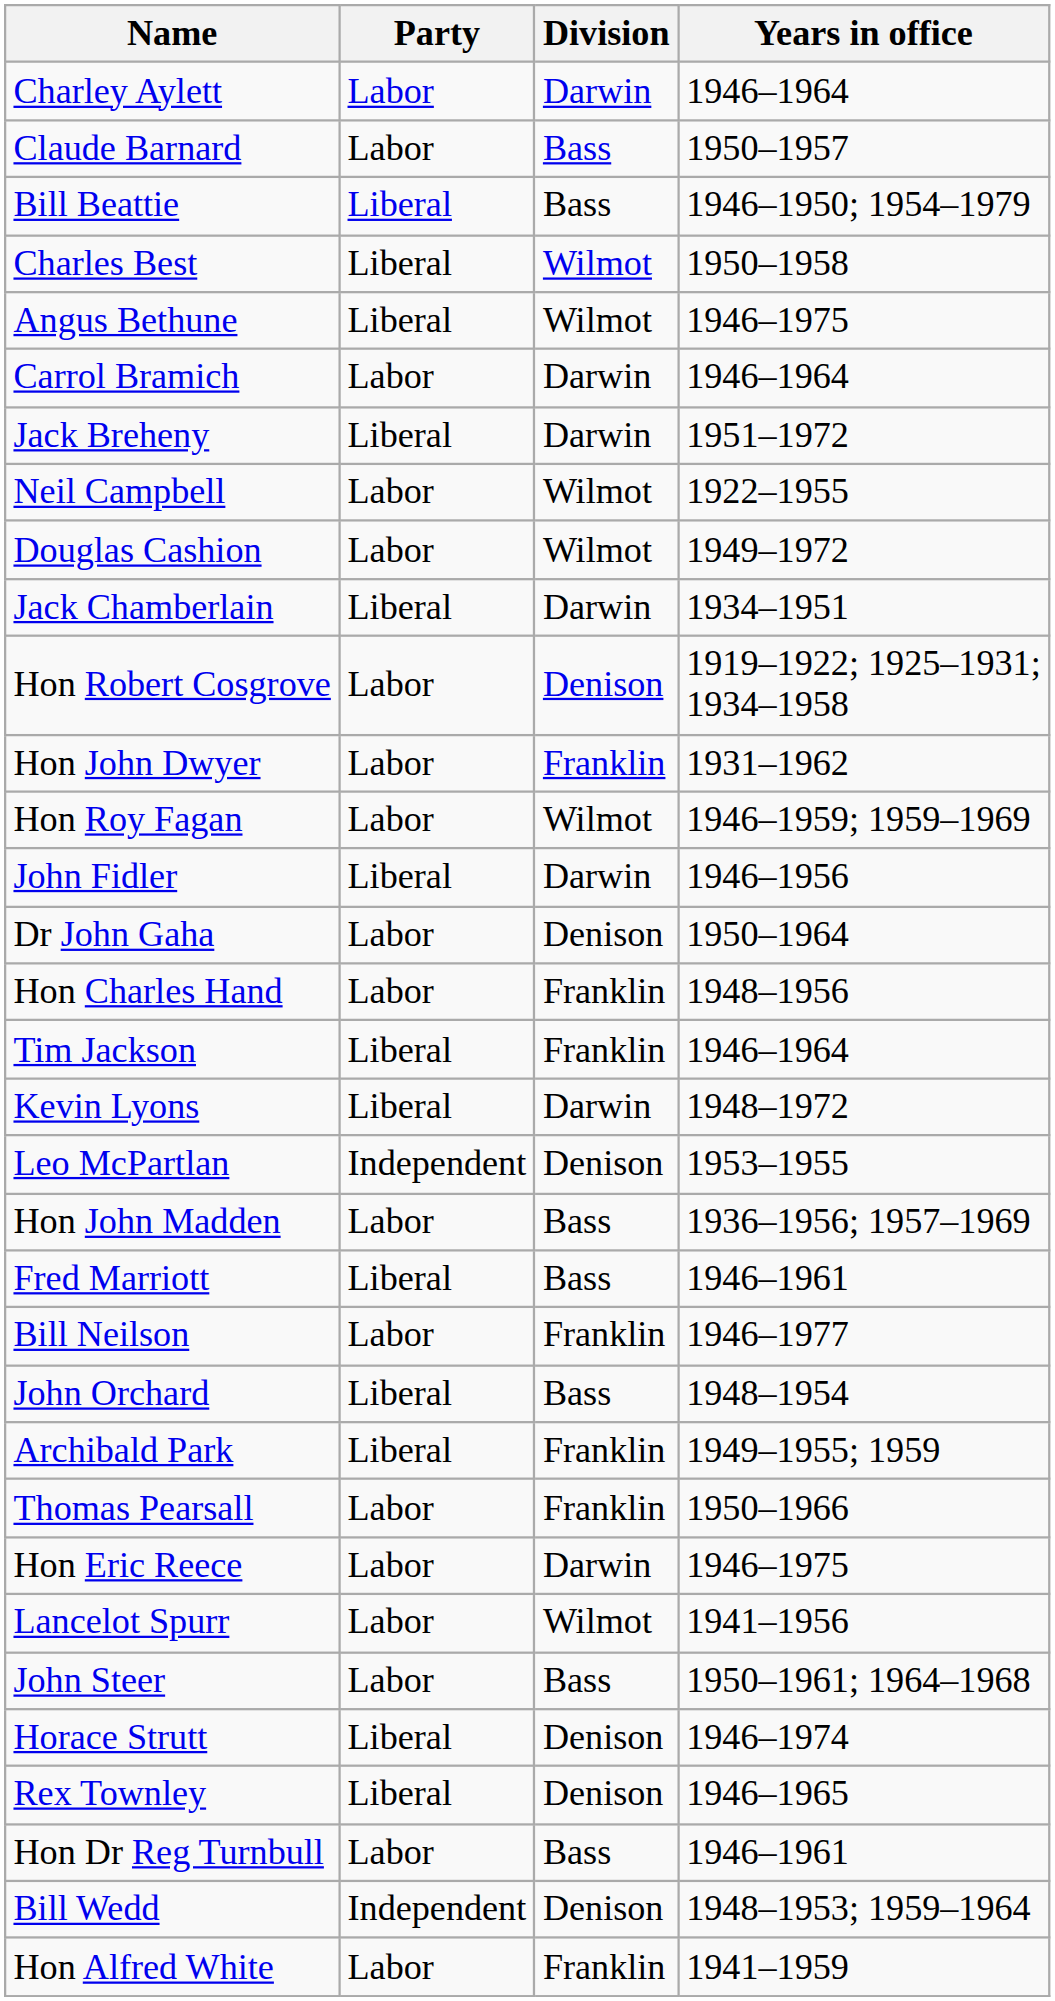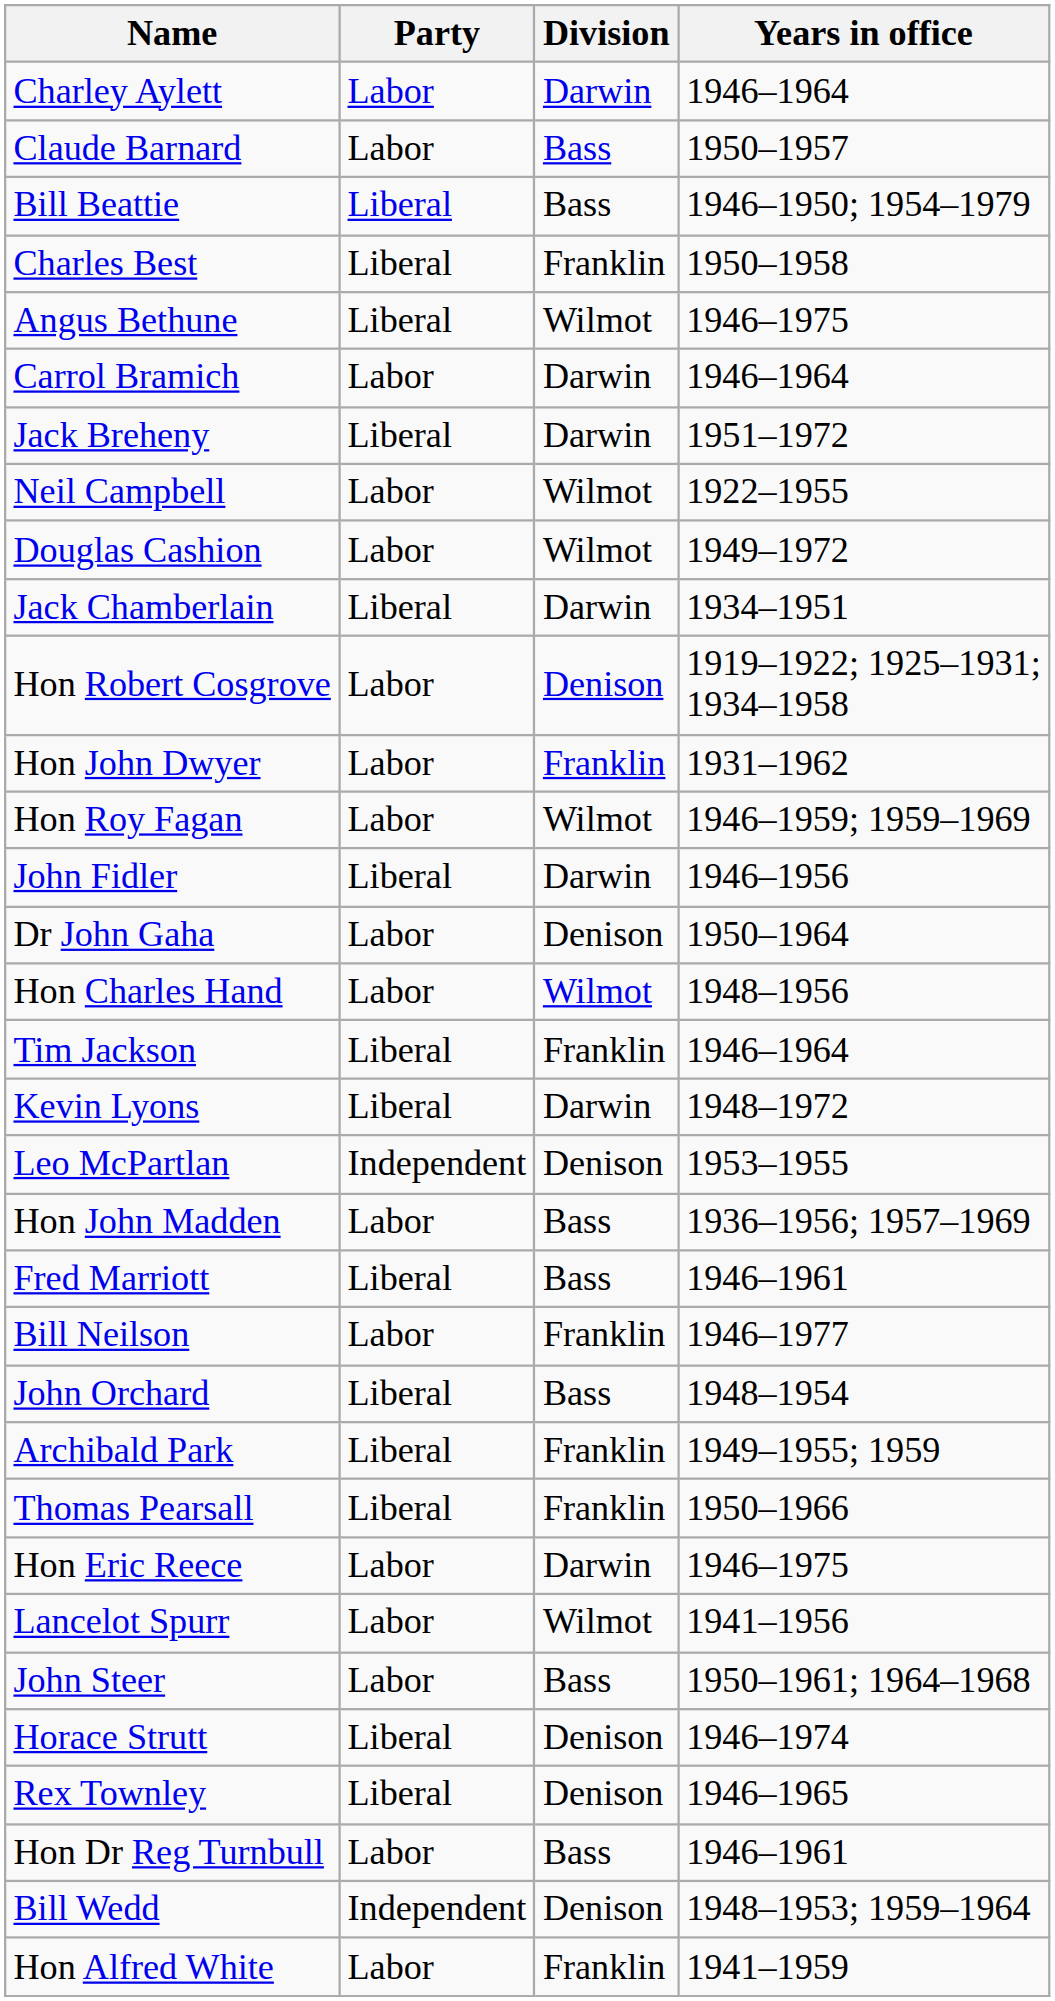(597, 262) Wilmot -> (604, 262) Franklin
(604, 991) Franklin -> (597, 991) Wilmot
(391, 1507) Labor -> (400, 1507) Liberal
